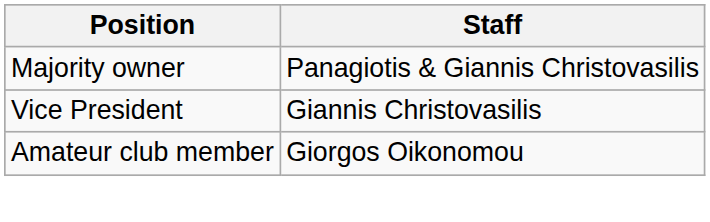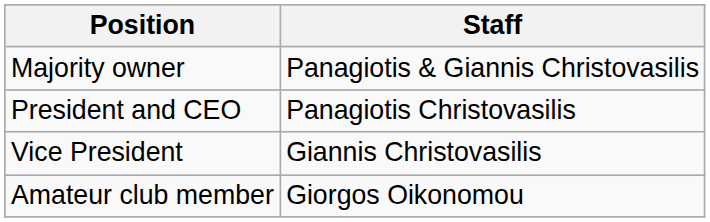+ row: (126, 110)
